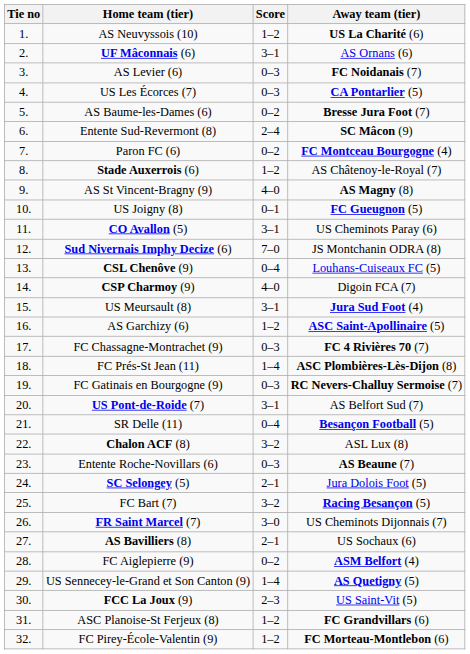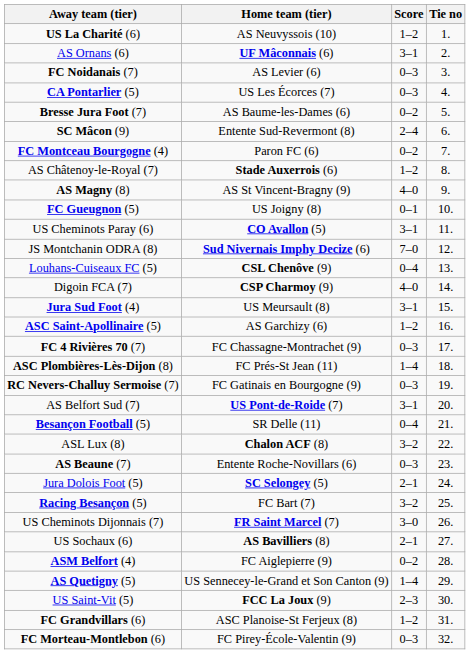columns swapped: (24, 14) <-> (376, 14)
(270, 639) 1–2 -> (409, 639) 0–3
